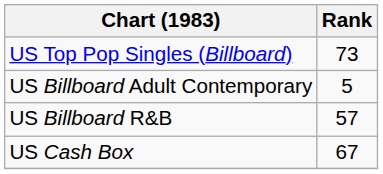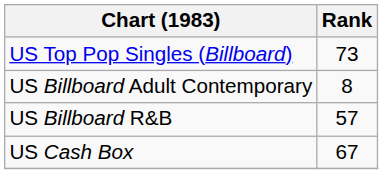(347, 86) 5 -> (347, 86) 8
